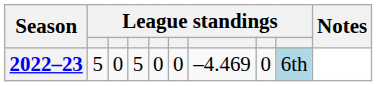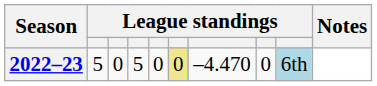(178, 64) no background -> (178, 64) khaki background
(222, 64) –4.469 -> (222, 64) –4.470
